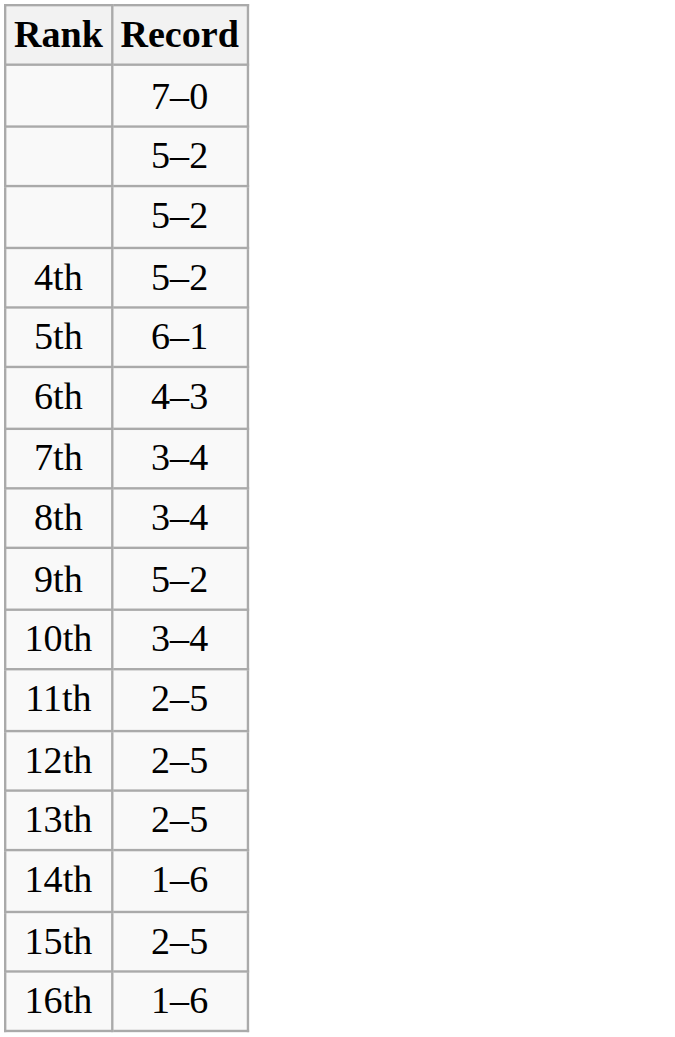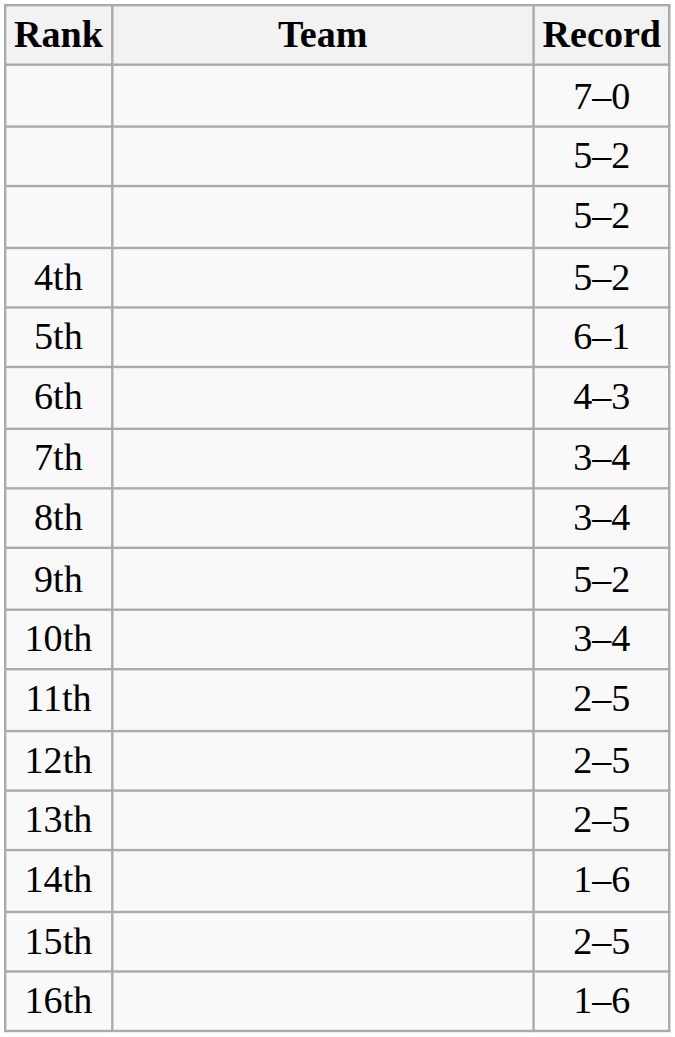+ column: (323, 34)
